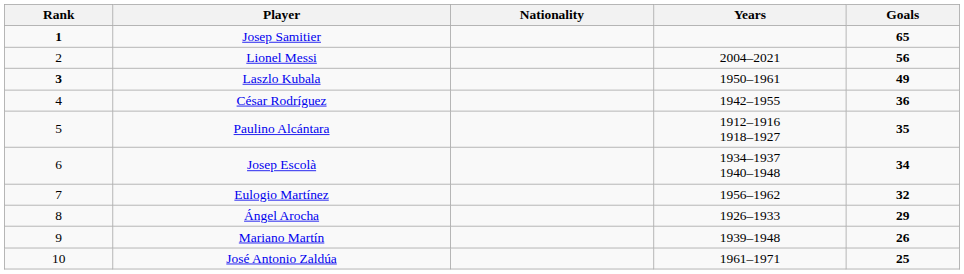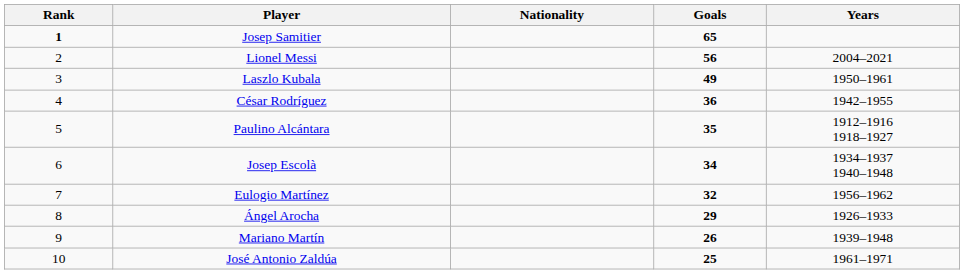columns swapped: (750, 15) <-> (903, 15)
(59, 79) bold -> (59, 79) normal
